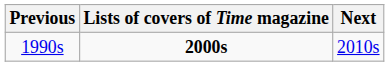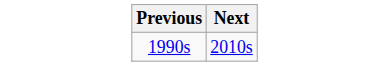- column: (206, 18)
